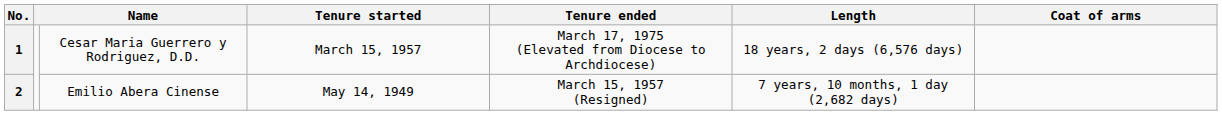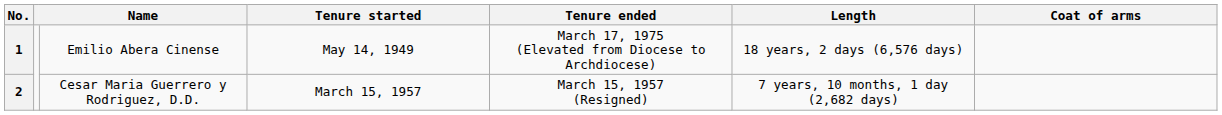(143, 50) Cesar Maria Guerrero y Rodriguez, D.D. -> (143, 50) Emilio Abera Cinense
(368, 50) March 15, 1957 -> (368, 50) May 14, 1949
(143, 92) Emilio Abera Cinense -> (143, 92) Cesar Maria Guerrero y Rodriguez, D.D.
(368, 92) May 14, 1949 -> (368, 92) March 15, 1957
